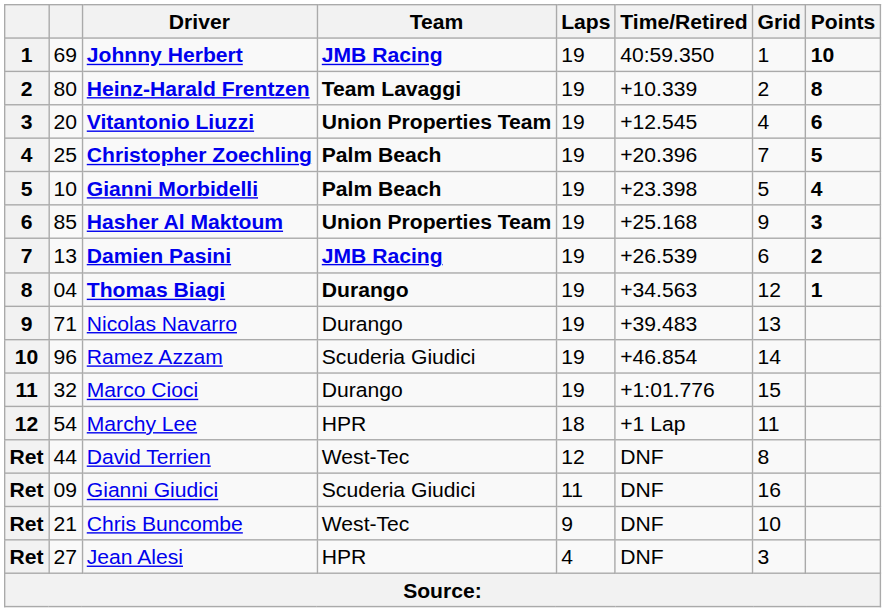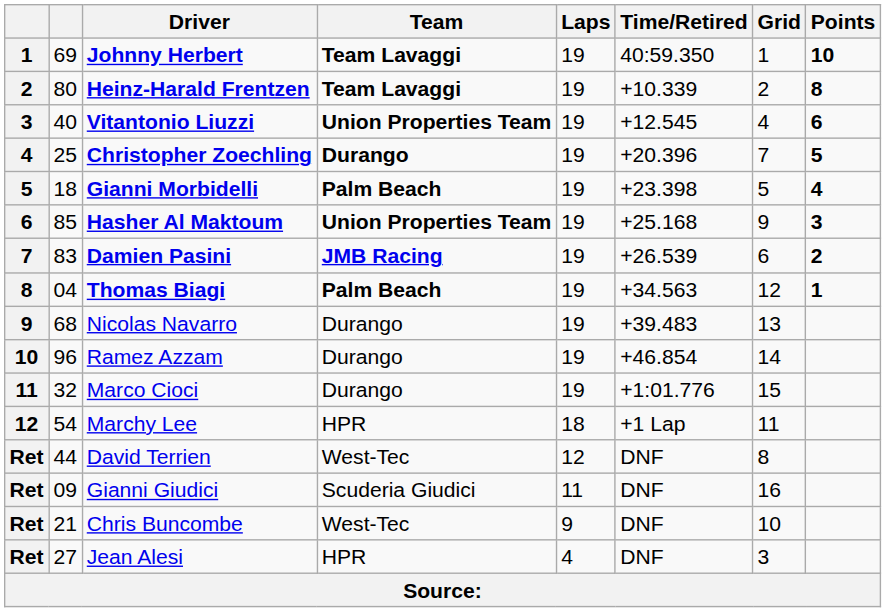(382, 55) JMB Racing -> (391, 55) Team Lavaggi
(65, 122) 20 -> (65, 122) 40
(382, 155) Palm Beach -> (365, 155) Durango
(65, 189) 10 -> (65, 189) 18
(65, 256) 13 -> (65, 256) 83
(365, 289) Durango -> (382, 289) Palm Beach
(65, 323) 71 -> (65, 323) 68
(399, 356) Scuderia Giudici -> (362, 356) Durango
